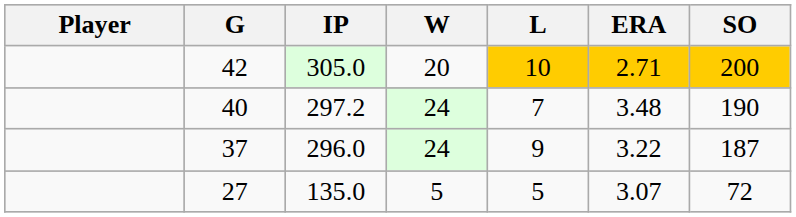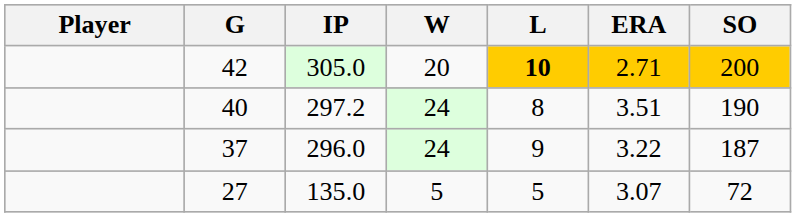(538, 66) normal -> (538, 66) bold
(538, 107) 7 -> (538, 107) 8
(639, 107) 3.48 -> (639, 107) 3.51
